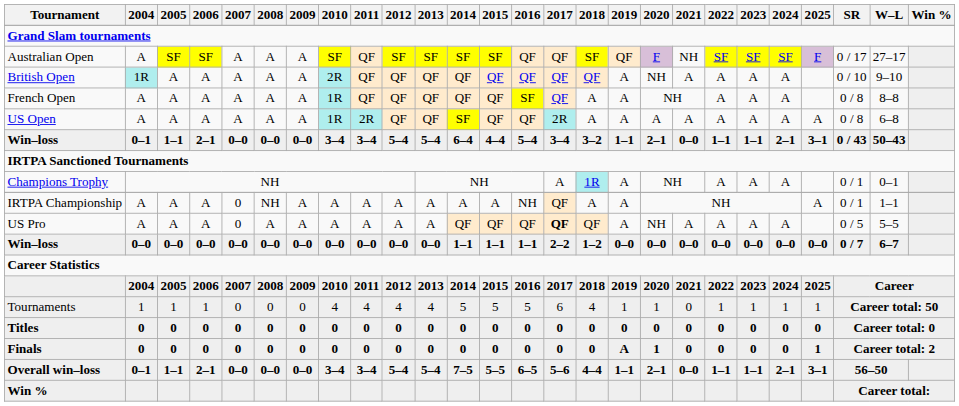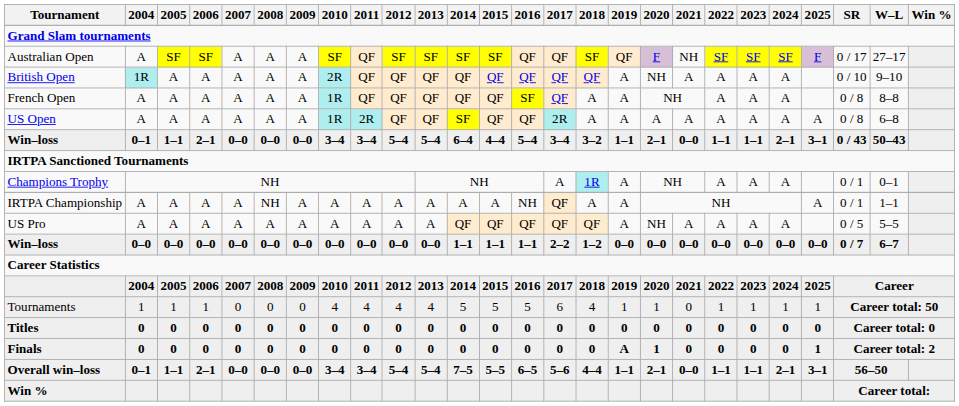(238, 202) 0 -> (238, 202) A
(238, 223) 0 -> (238, 223) A
(560, 223) bold -> (560, 223) normal
